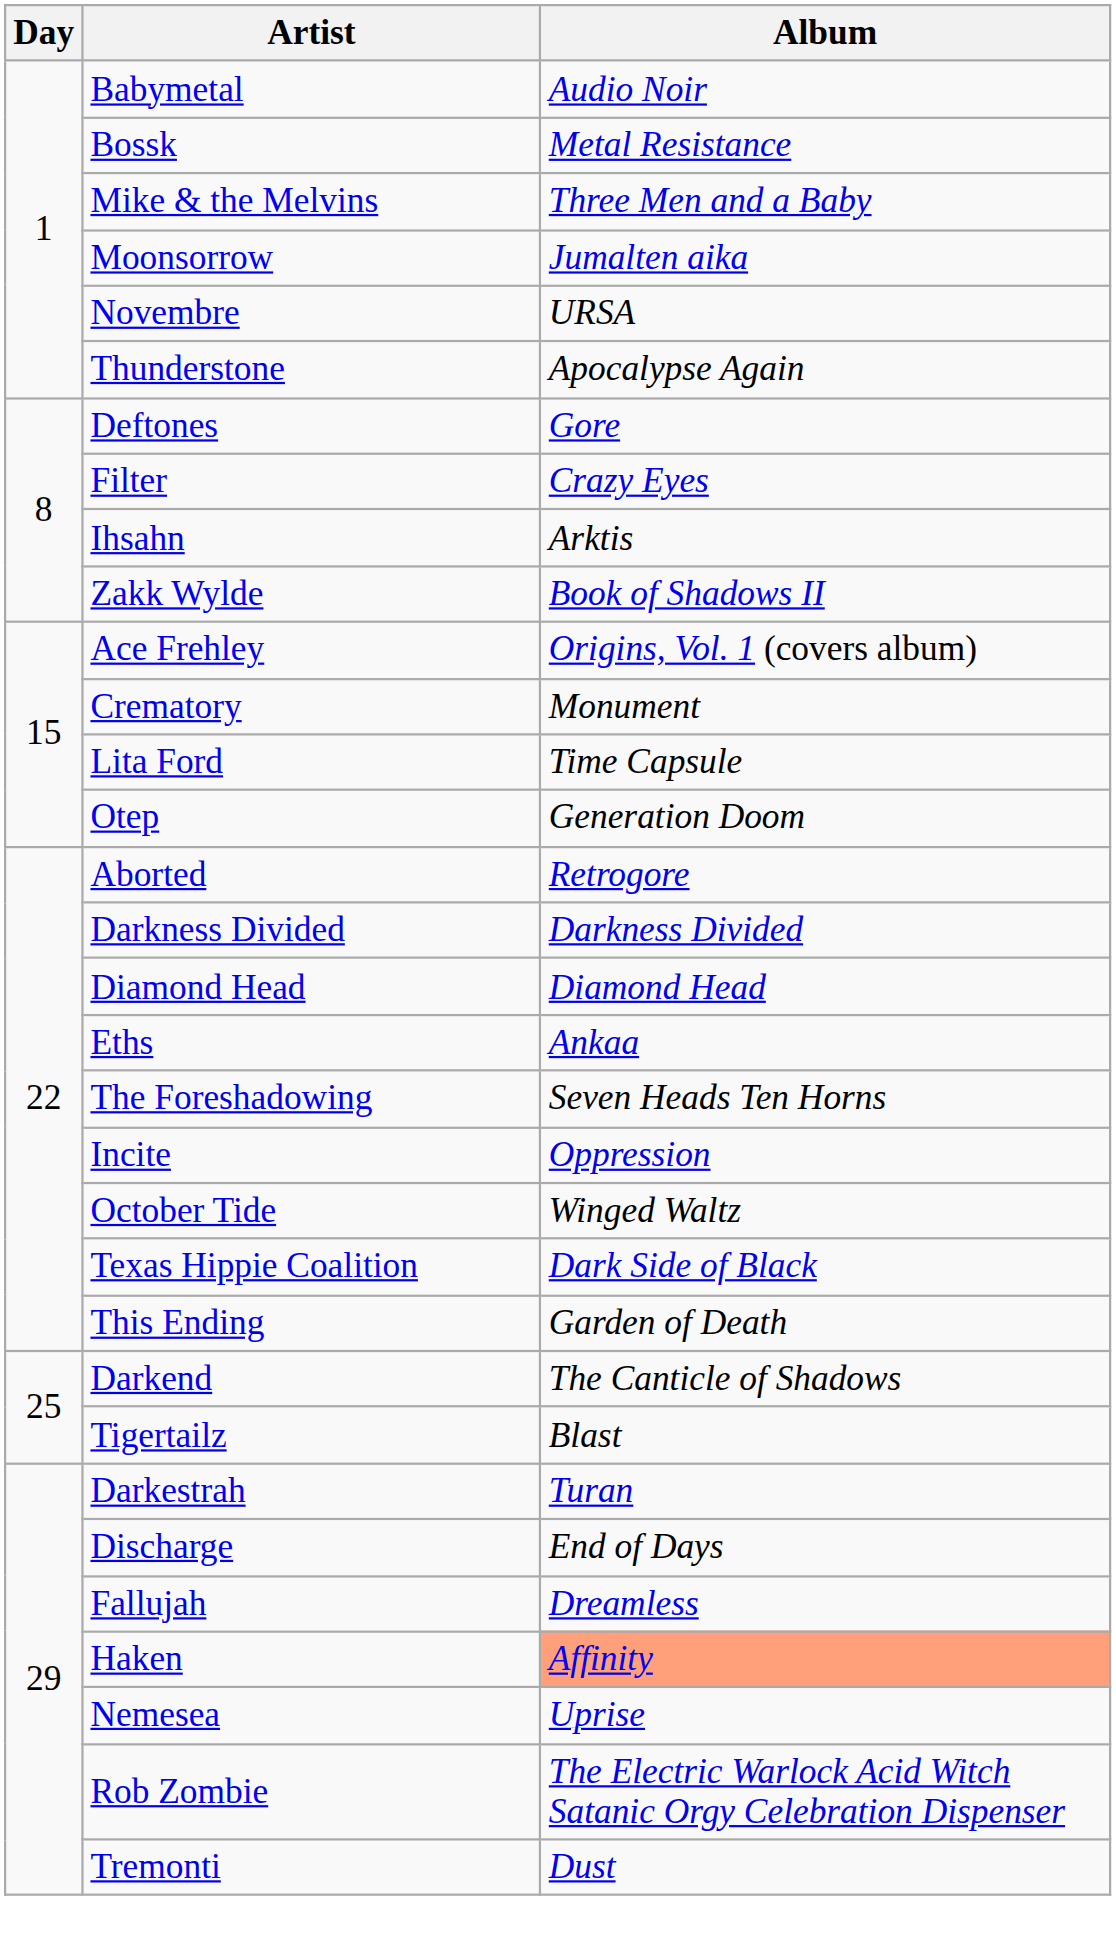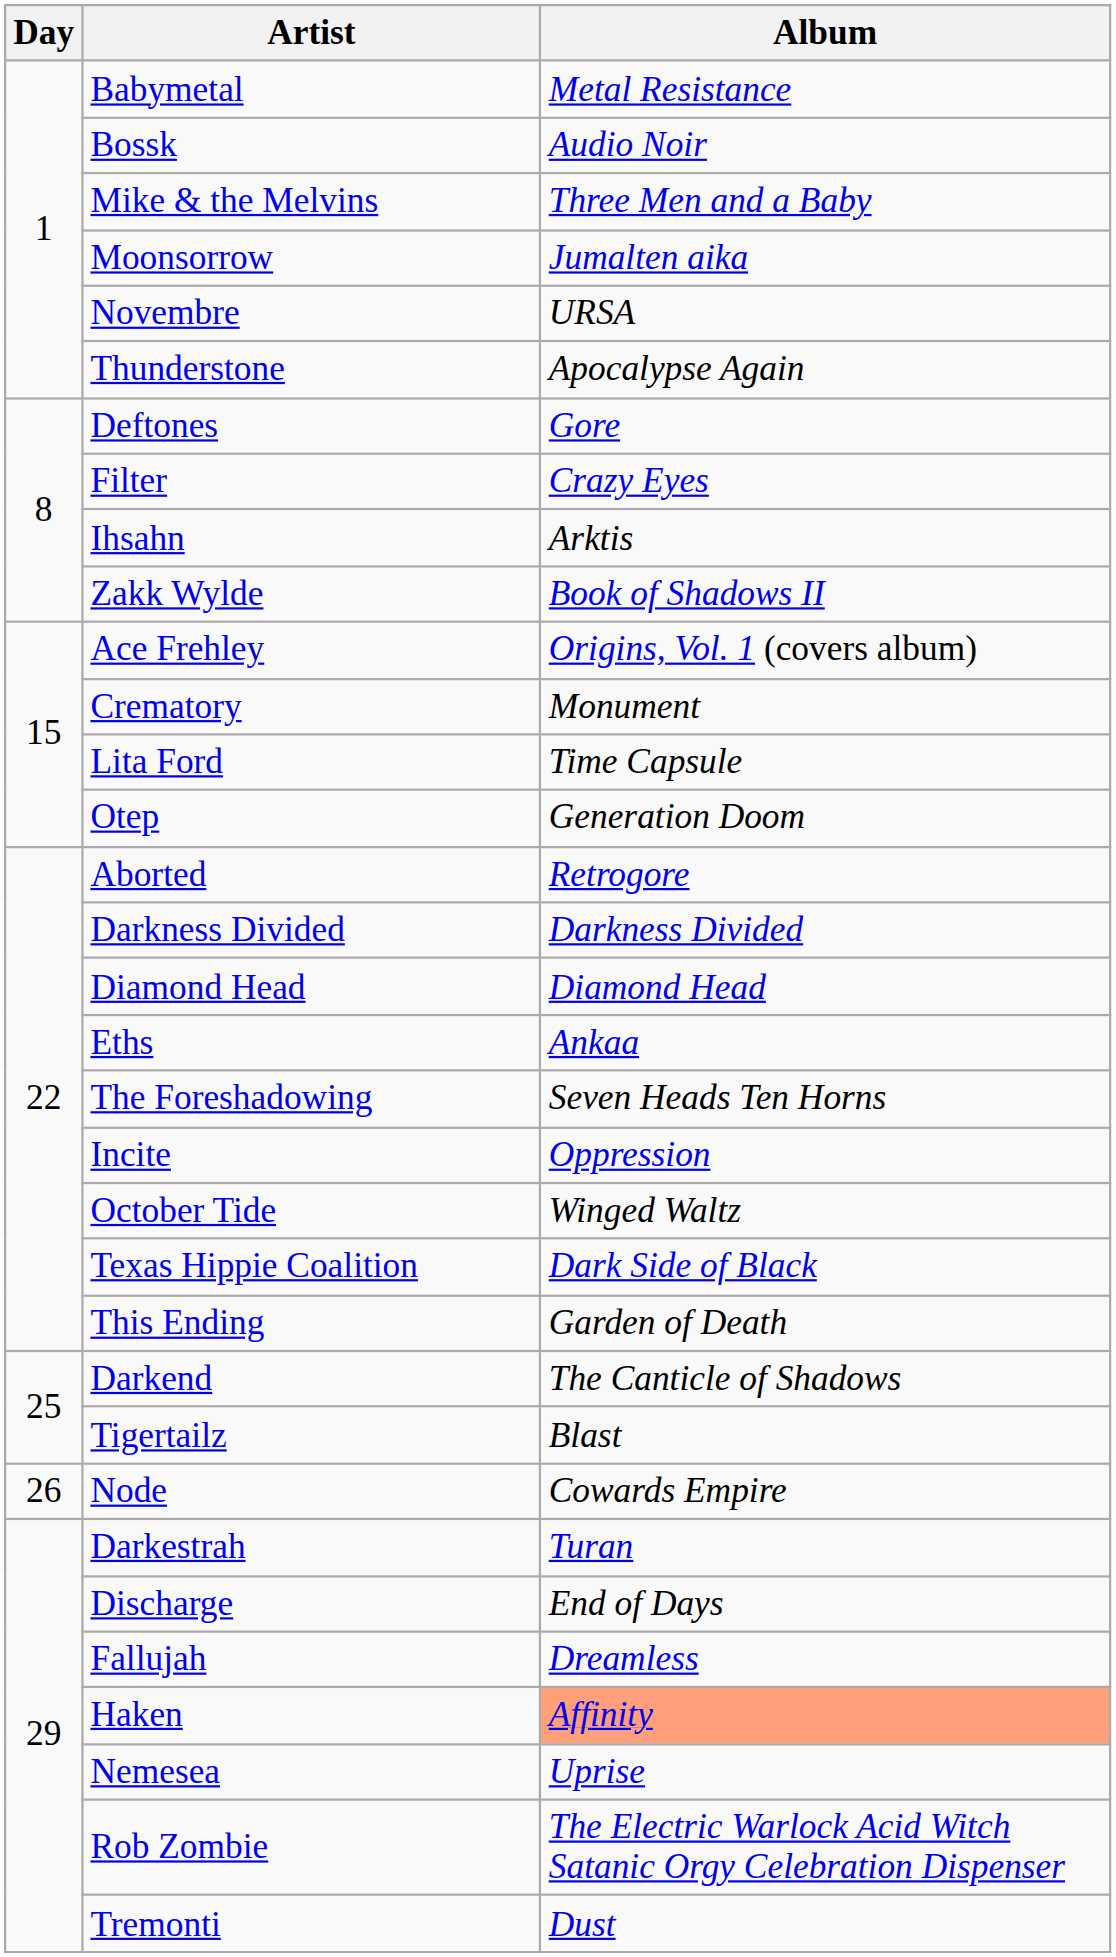(628, 88) Audio Noir -> (670, 88) Metal Resistance
(670, 144) Metal Resistance -> (628, 144) Audio Noir
+ row: (129, 1490)
